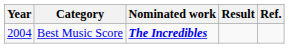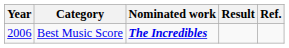(19, 33) 2004 -> (19, 33) 2006
